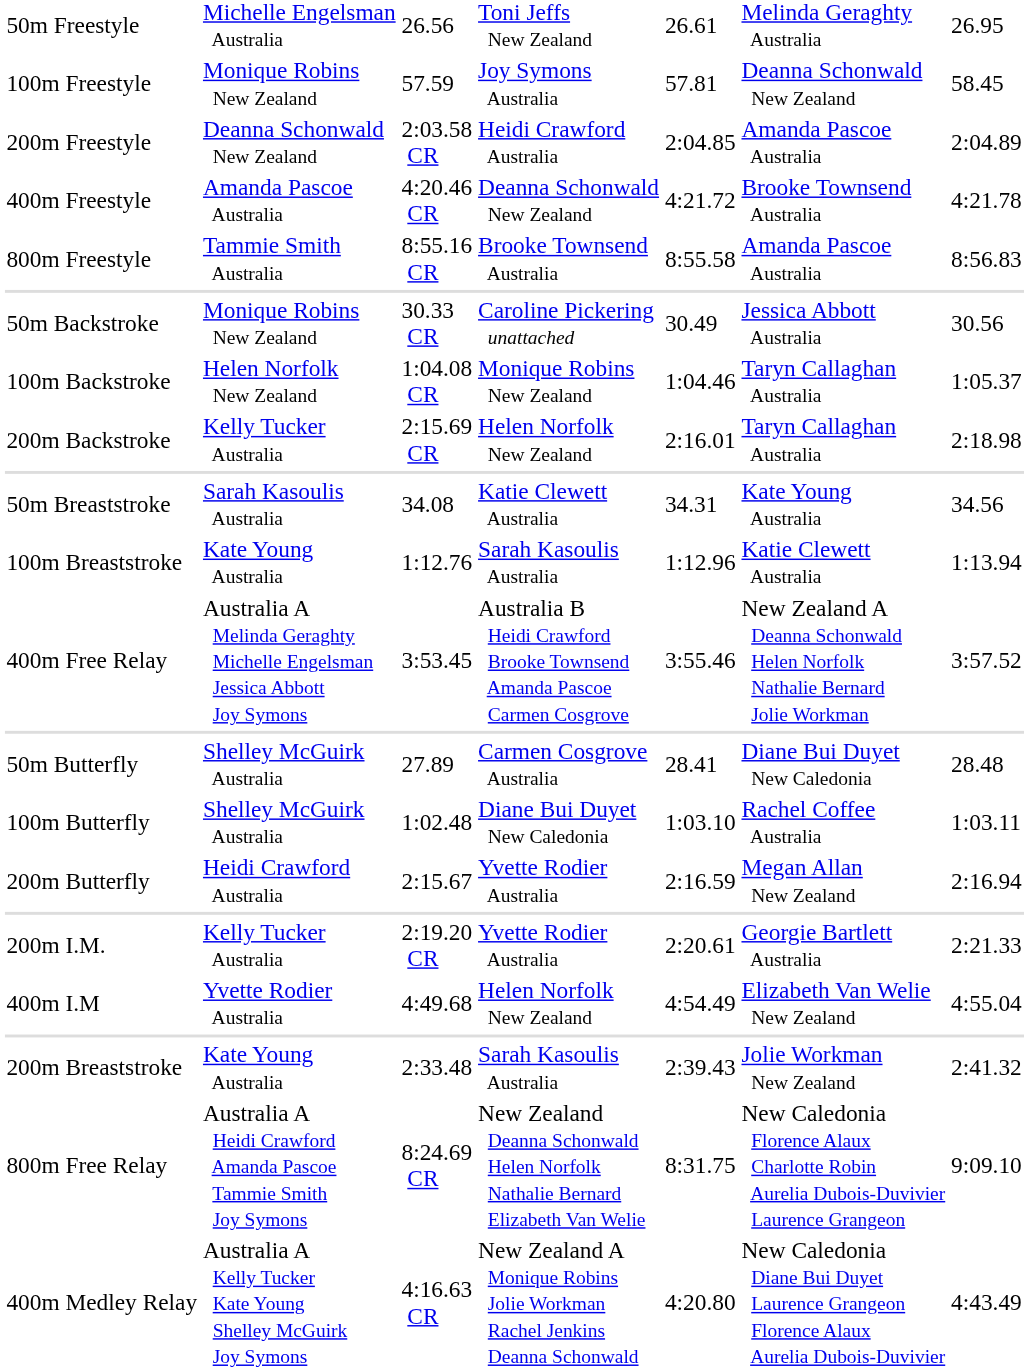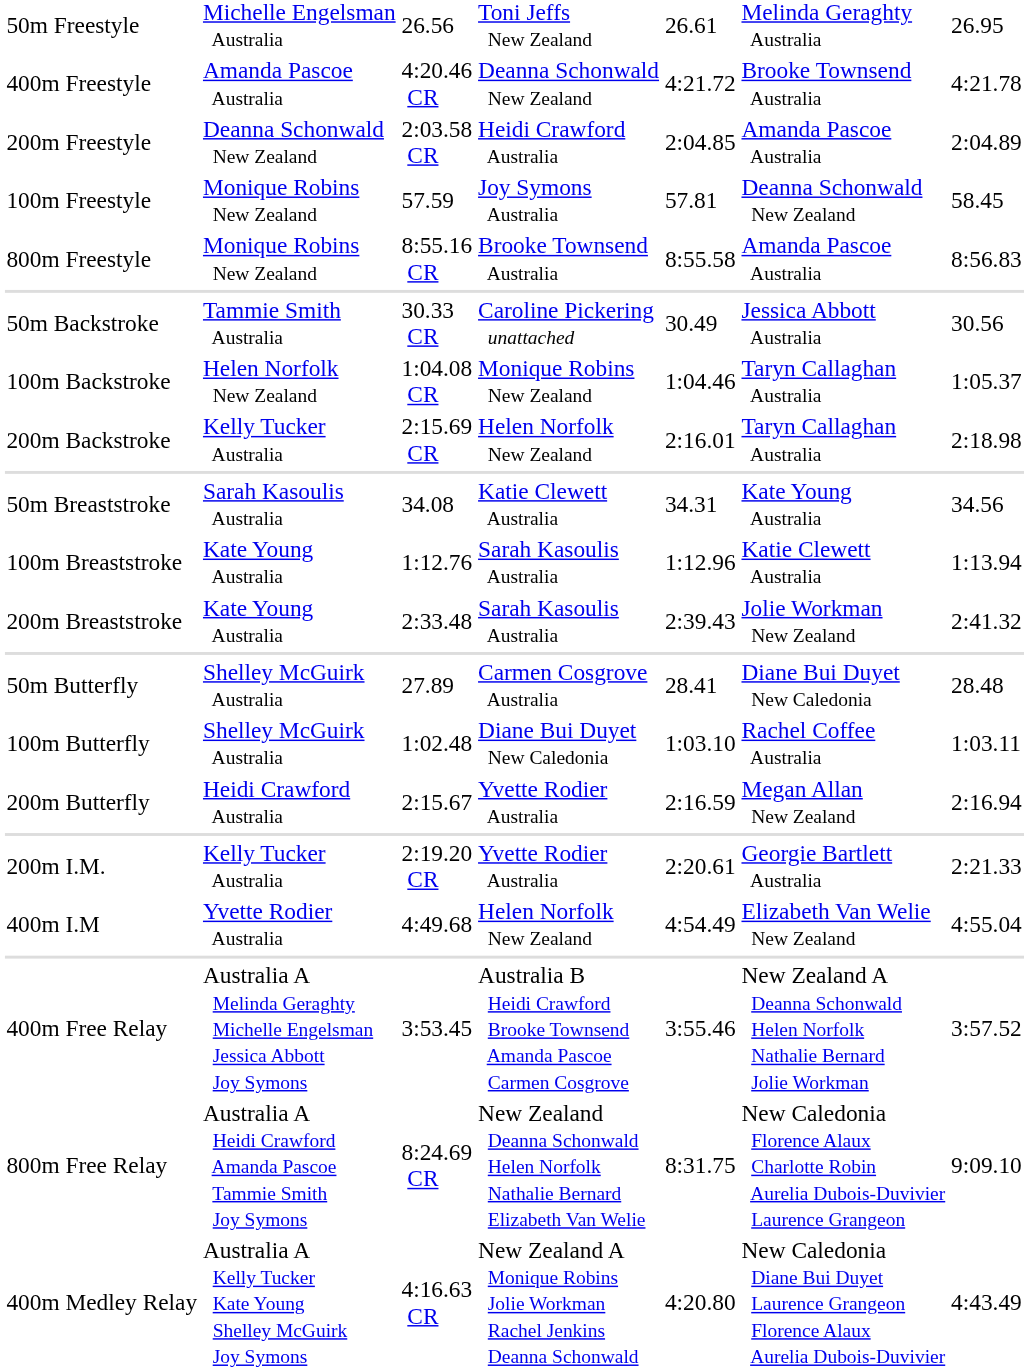rows swapped: (79, 83) <-> (79, 200)
(272, 259) Tammie Smith Australia -> (281, 259) Monique Robins New Zealand
(281, 323) Monique Robins New Zealand -> (272, 323) Tammie Smith Australia
rows swapped: (94, 1067) <-> (87, 660)
